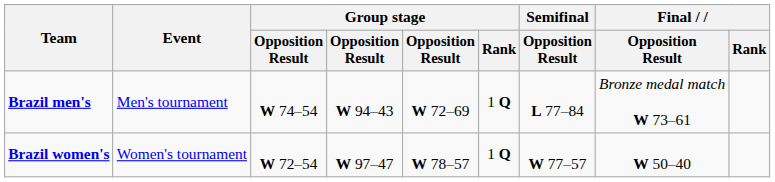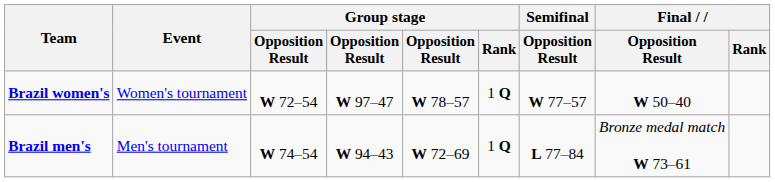rows swapped: (49, 102) <-> (59, 155)
